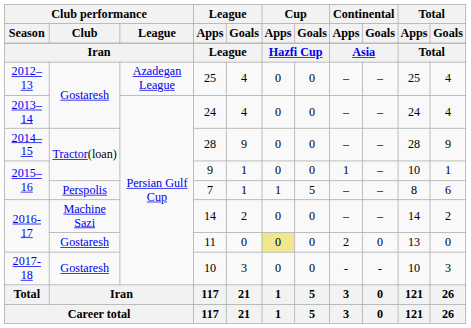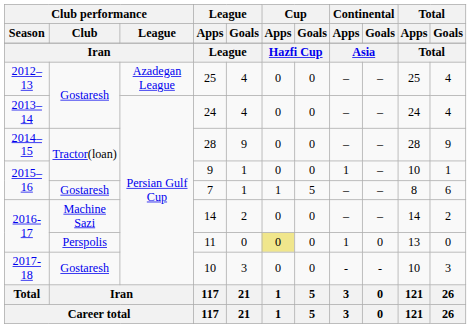(85, 190) Perspolis -> (85, 190) Gostaresh
(85, 242) Gostaresh -> (85, 242) Perspolis
(346, 242) 2 -> (346, 242) 1
